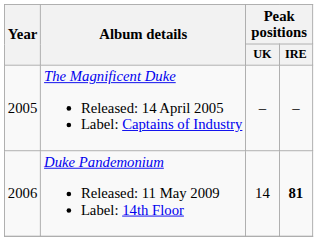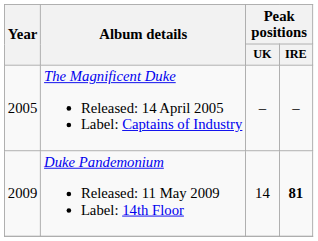(23, 193) 2006 -> (23, 193) 2009
